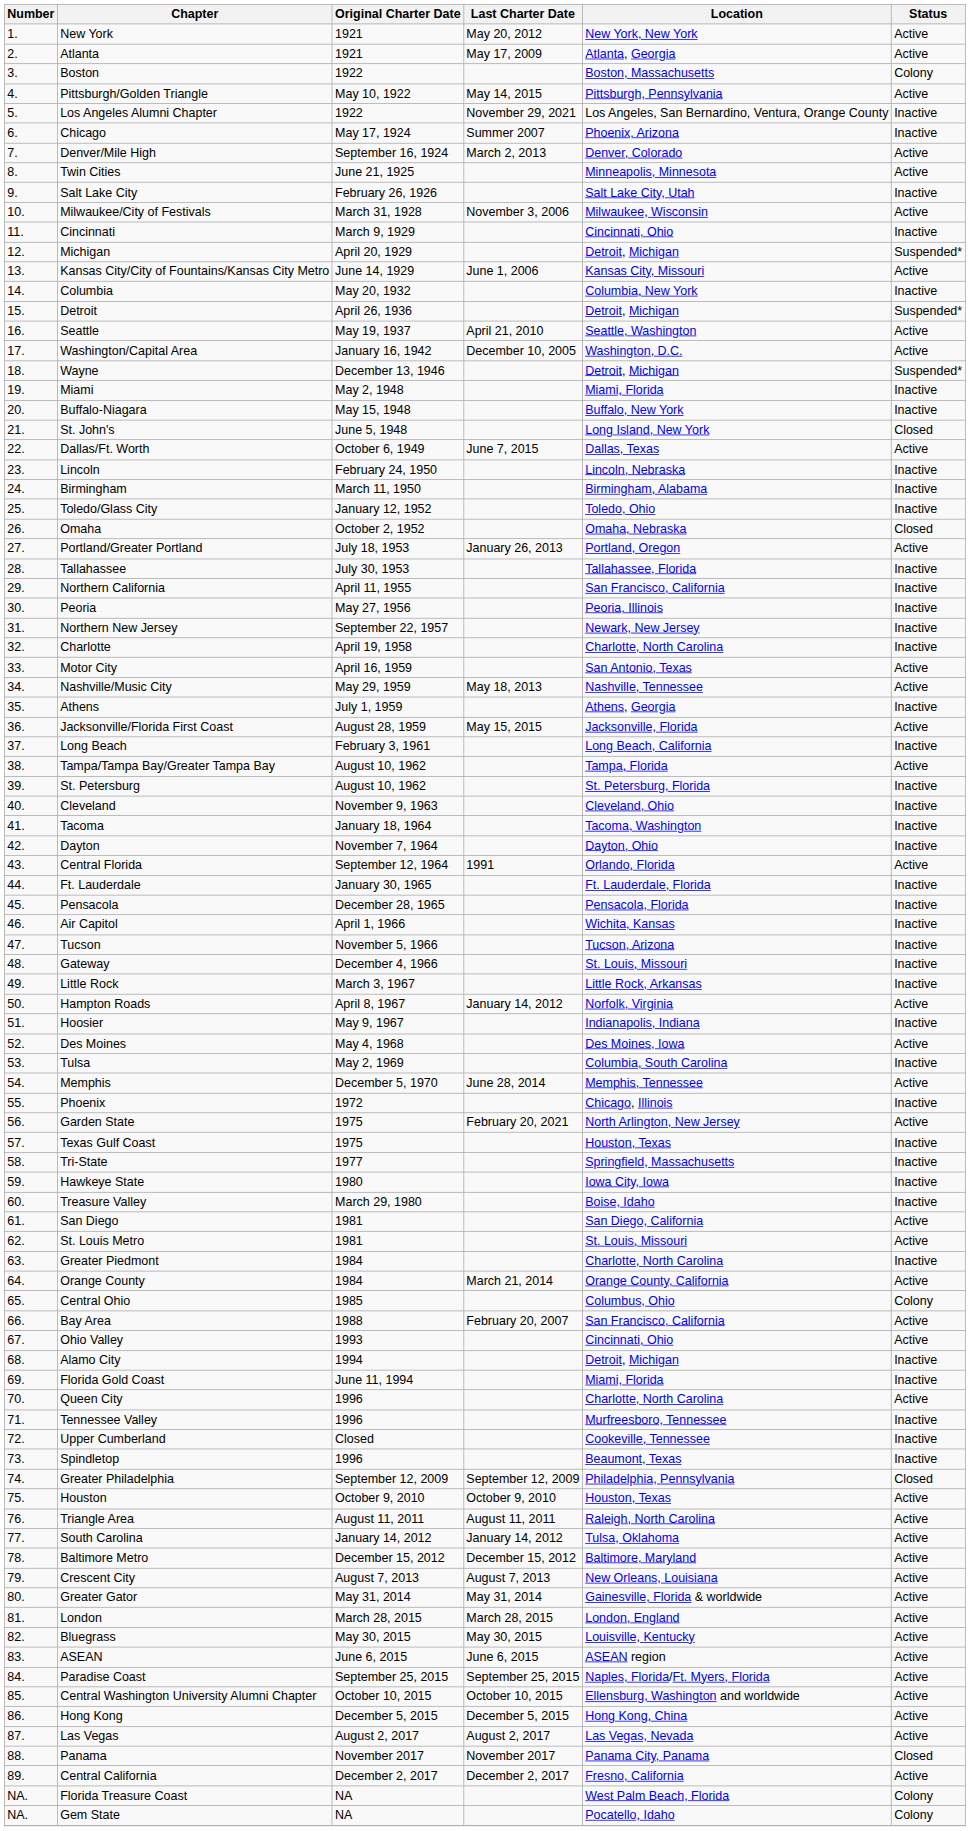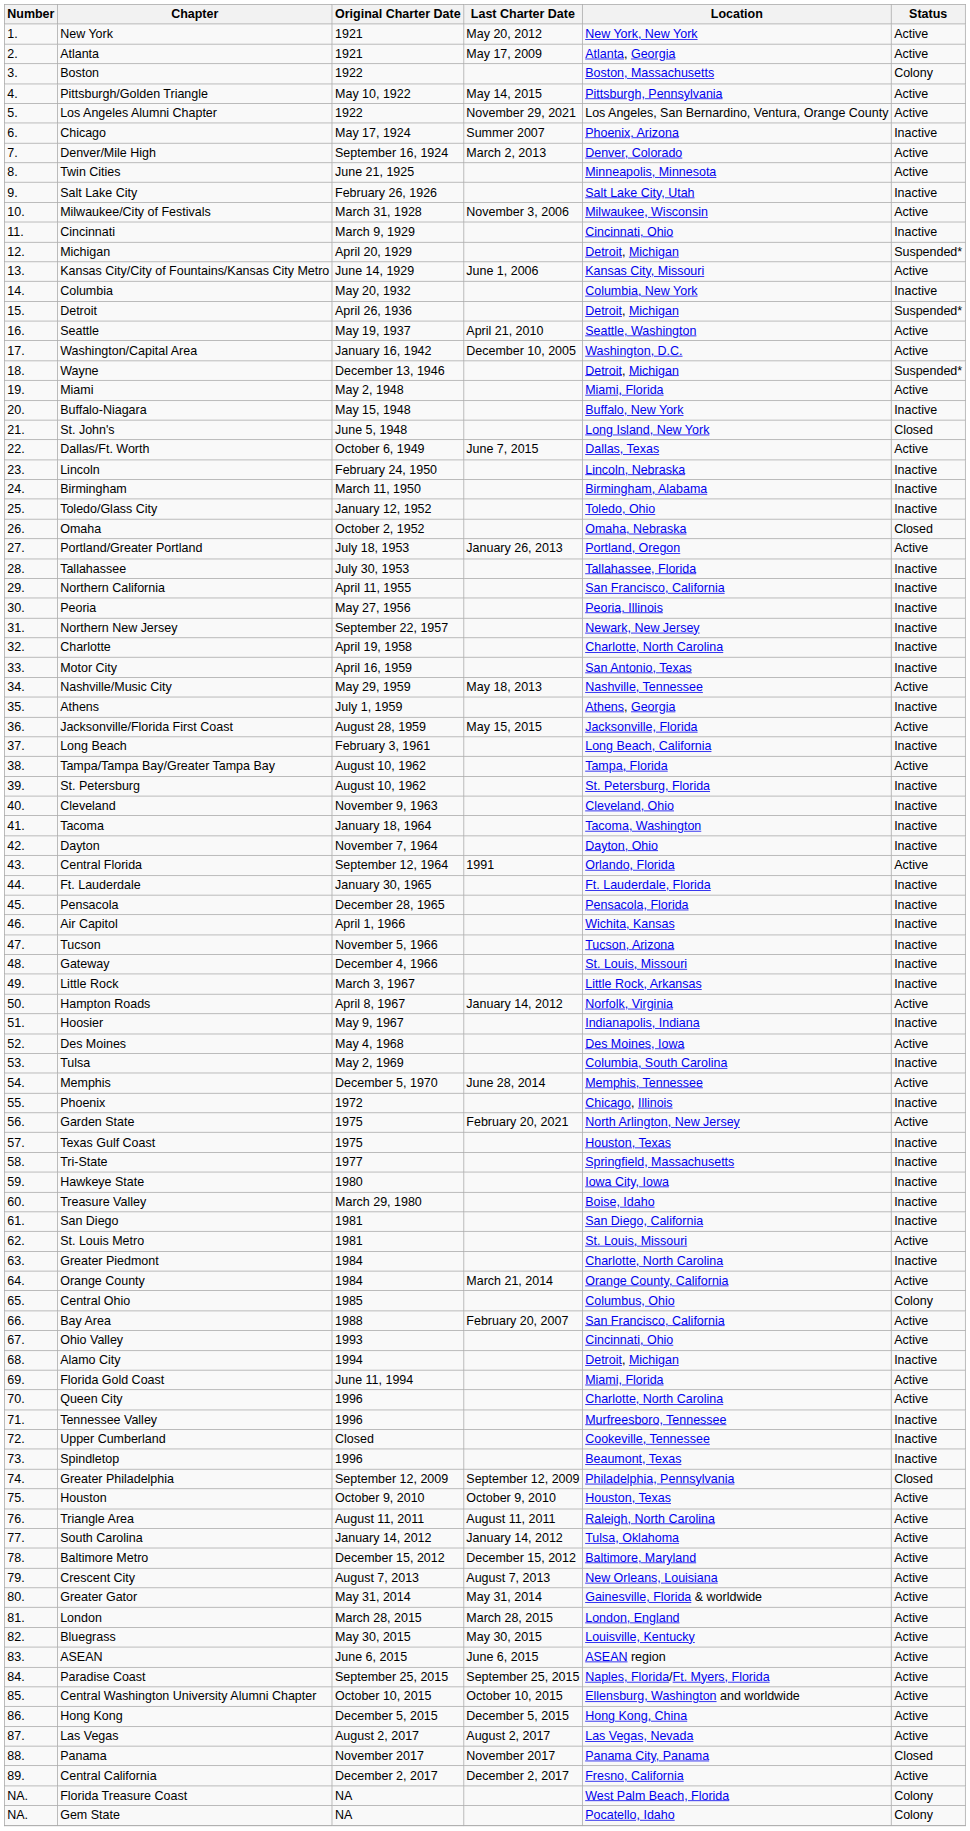(916, 113) Inactive -> (911, 113) Active
(916, 390) Inactive -> (911, 390) Active
(911, 667) Active -> (916, 667) Inactive
(911, 1221) Active -> (916, 1221) Inactive
(916, 1380) Inactive -> (911, 1380) Active
